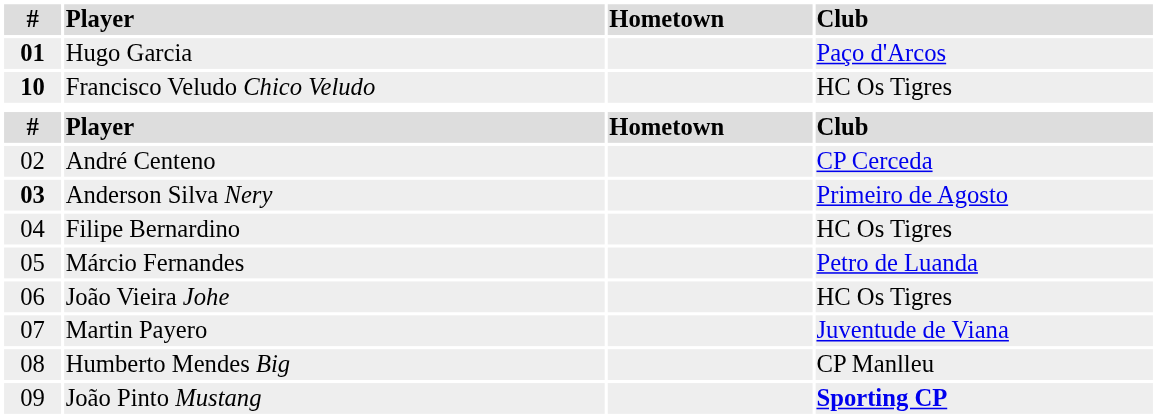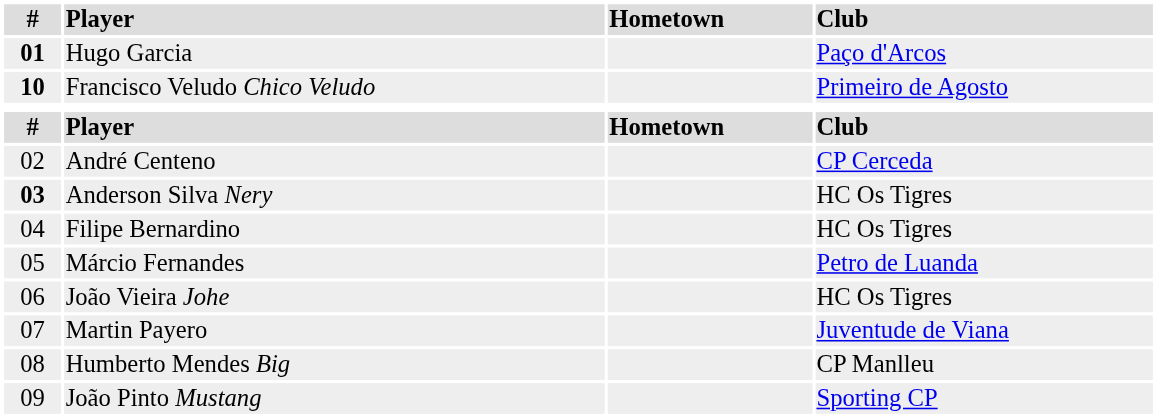(884, 87) HC Os Tigres -> (912, 87) Primeiro de Agosto
(912, 194) Primeiro de Agosto -> (884, 194) HC Os Tigres
(882, 398) bold -> (877, 398) normal
